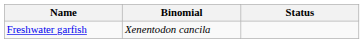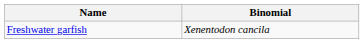- column: (300, 13)
